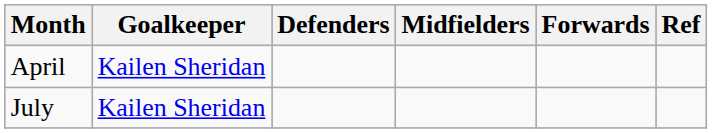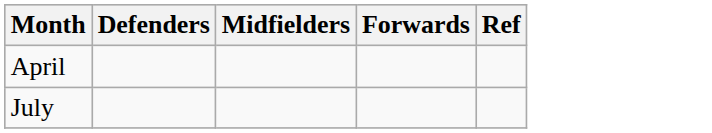- column: (181, 25)
